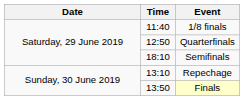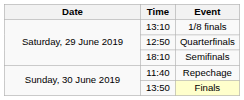(158, 27) 11:40 -> (158, 27) 13:10
(158, 73) 13:10 -> (158, 73) 11:40
